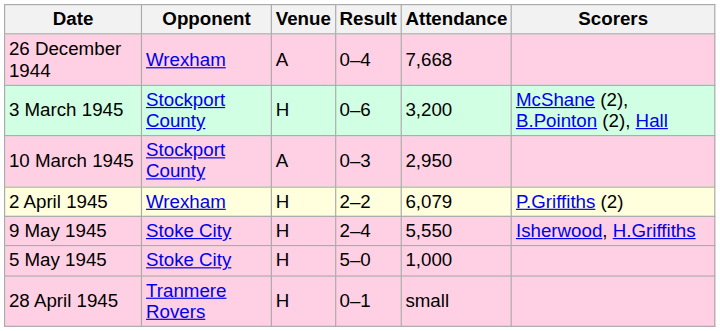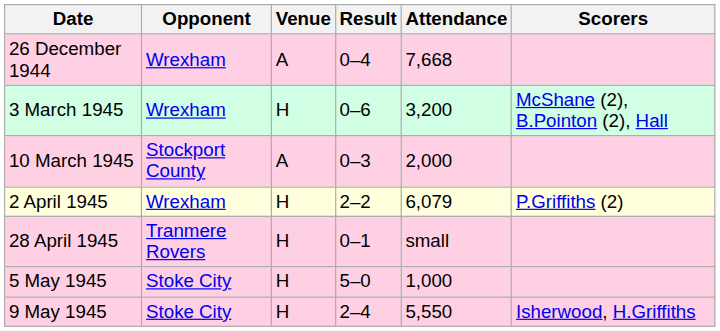(186, 110) Stockport County -> (186, 110) Wrexham
(429, 161) 2,950 -> (429, 161) 2,000
rows swapped: (64, 300) <-> (58, 230)
